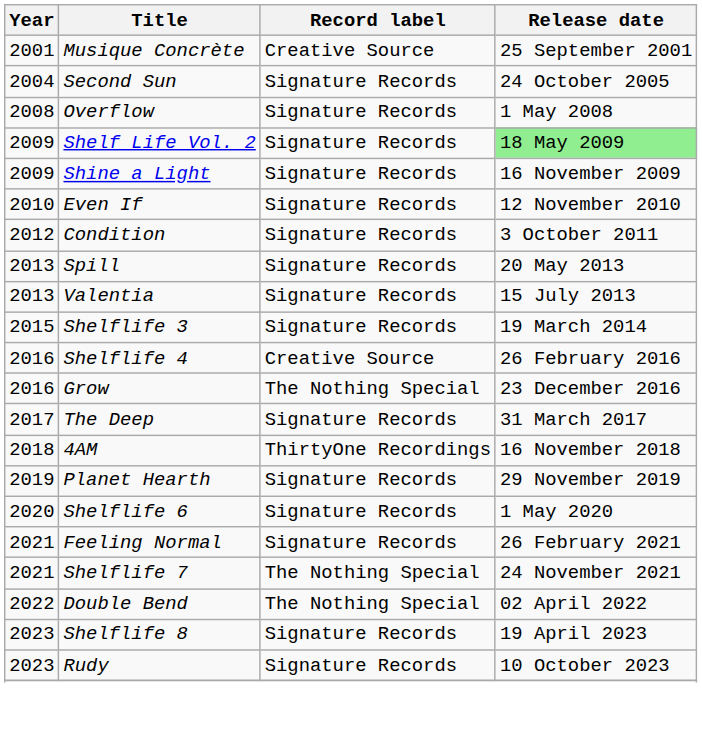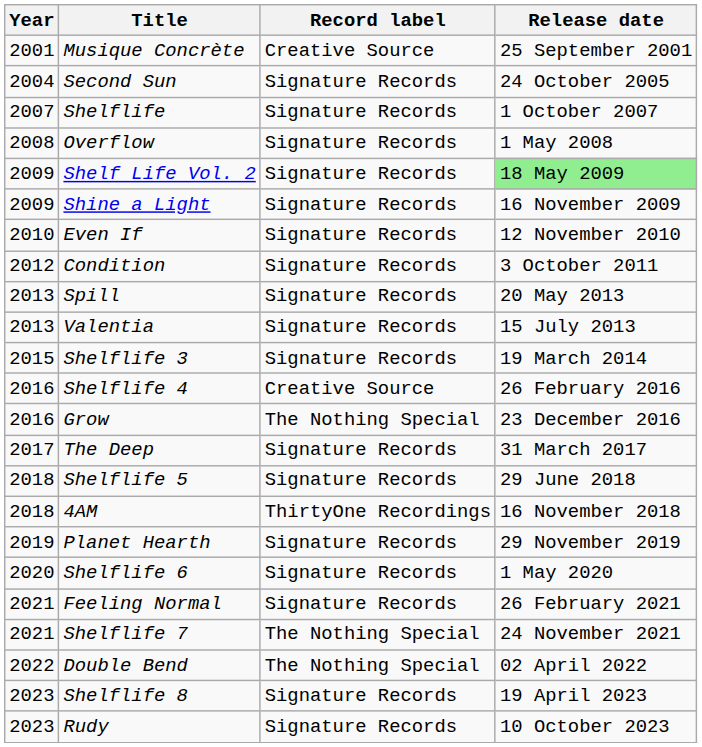+ row: (114, 112)
+ row: (126, 481)
